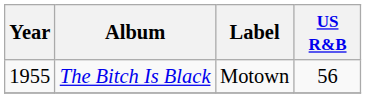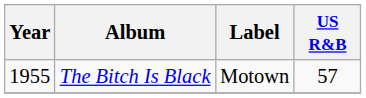(328, 76) 56 -> (328, 76) 57
